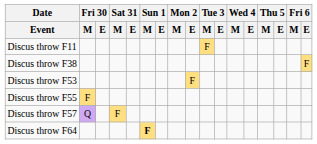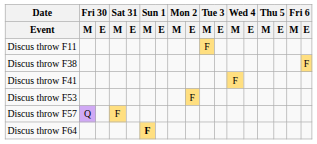+ row: (42, 80)
- row: (42, 97)
